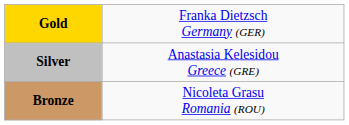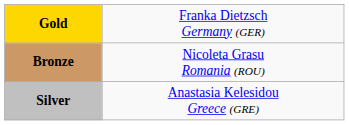rows swapped: (53, 61) <-> (53, 100)
